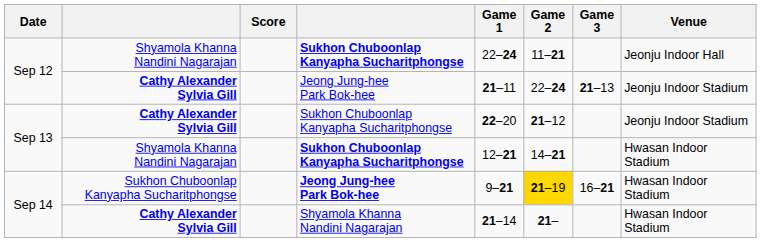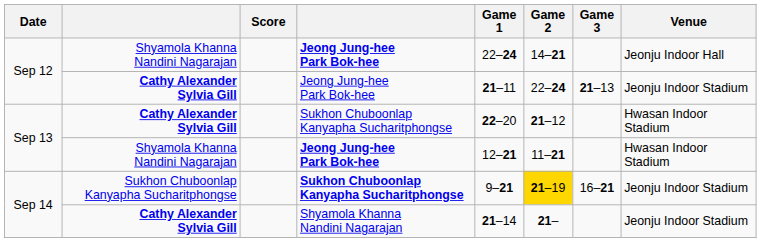(382, 55) Sukhon Chuboonlap Kanyapha Sucharitphongse -> (347, 55) Jeong Jung-hee Park Bok-hee
(548, 55) 11–21 -> (548, 55) 14–21
(686, 121) Jeonju Indoor Stadium -> (666, 121) Hwasan Indoor Stadium
(382, 155) Sukhon Chuboonlap Kanyapha Sucharitphongse -> (347, 155) Jeong Jung-hee Park Bok-hee
(548, 155) 14–21 -> (548, 155) 11–21
(347, 188) Jeong Jung-hee Park Bok-hee -> (382, 188) Sukhon Chuboonlap Kanyapha Sucharitphongse
(666, 188) Hwasan Indoor Stadium -> (686, 188) Jeonju Indoor Stadium
(666, 221) Hwasan Indoor Stadium -> (686, 221) Jeonju Indoor Stadium
